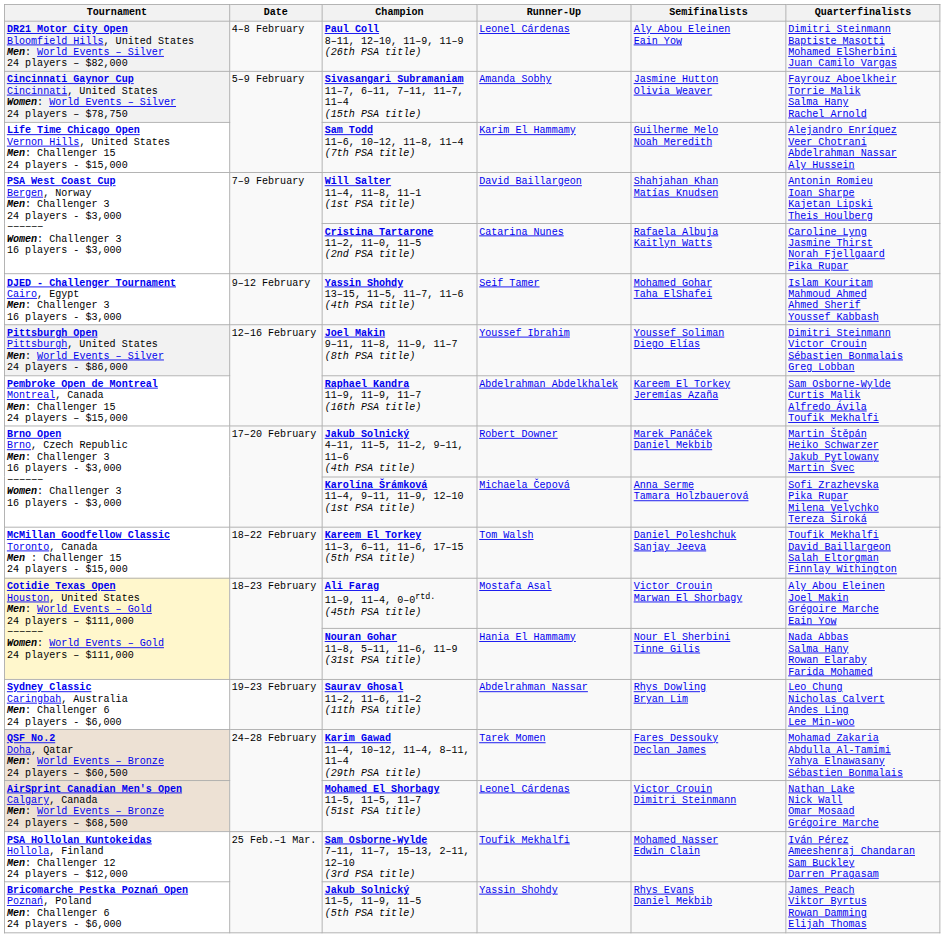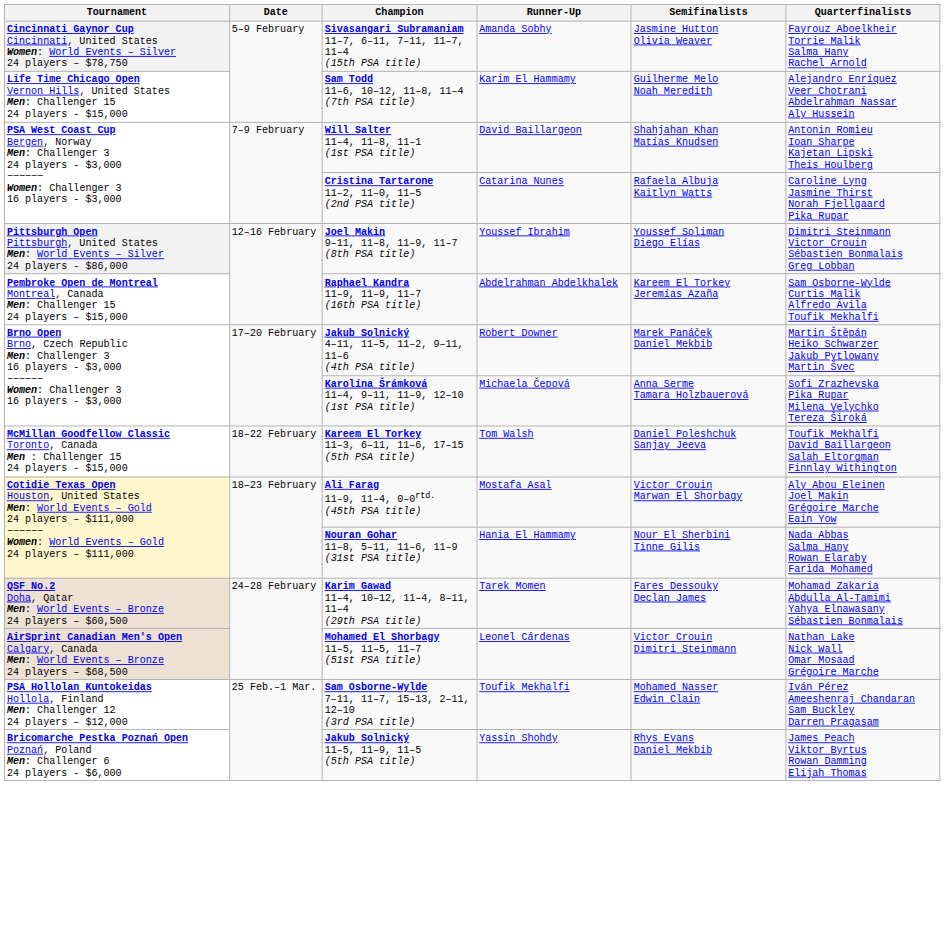- row: (394, 41)
- row: (394, 294)
- row: (373, 699)
